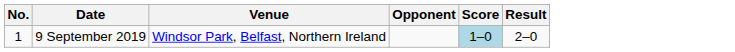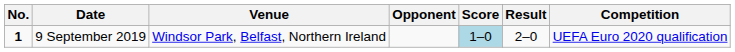+ column: (640, 15)
(18, 36) normal -> (18, 36) bold
